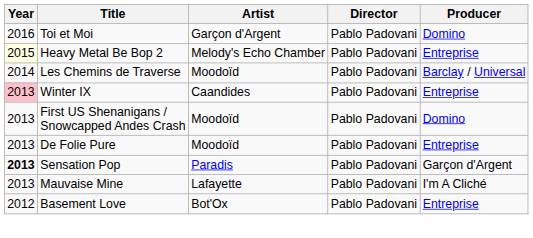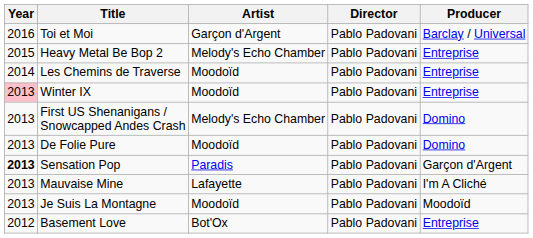(444, 33) Domino -> (474, 33) Barclay / Universal
(21, 53) lightyellow background -> (21, 53) no background
(474, 72) Barclay / Universal -> (451, 72) Entreprise
(221, 92) Caandides -> (215, 92) Moodoïd
(215, 118) Moodoïd -> (258, 118) Melody's Echo Chamber
(451, 145) Entreprise -> (444, 145) Domino
+ row: (98, 203)
